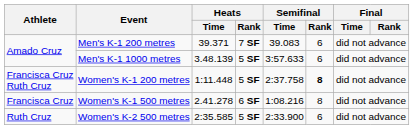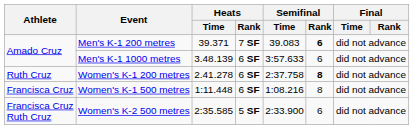(320, 43) normal -> (320, 43) bold
(249, 59) 5 SF -> (249, 59) 6 SF
(40, 80) Francisca Cruz Ruth Cruz -> (29, 74) Ruth Cruz
(214, 80) 1:11.448 -> (214, 74) 2.41.278
(249, 80) 5 SF -> (249, 74) 6 SF
(214, 101) 2.41.278 -> (214, 90) 1:11.448
(29, 117) Ruth Cruz -> (40, 111) Francisca Cruz Ruth Cruz
